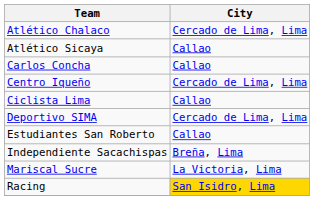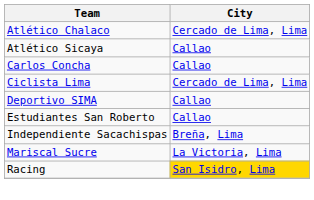- row: (49, 83)
(192, 100) Callao -> (240, 83) Cercado de Lima, Lima
(240, 117) Cercado de Lima, Lima -> (192, 100) Callao
